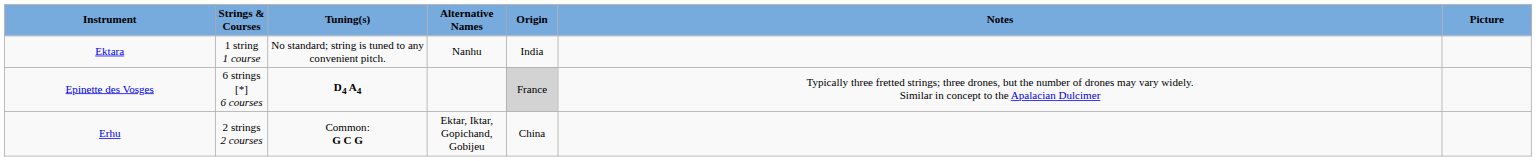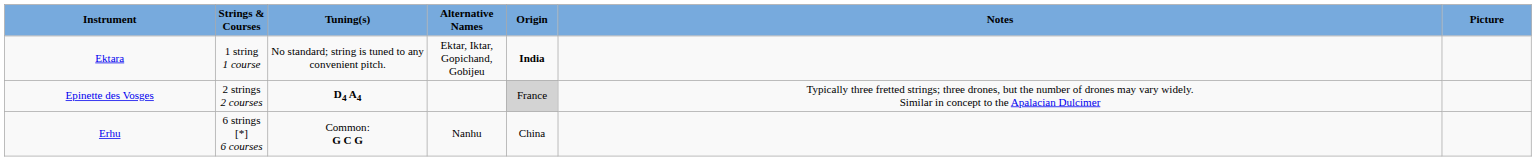(467, 51) Nanhu -> (467, 58) Ektar, Iktar, Gopichand, Gobijeu
(532, 51) normal -> (532, 58) bold
(242, 89) 6 strings [*] 6 courses -> (242, 96) 2 strings 2 courses
(242, 133) 2 strings 2 courses -> (242, 133) 6 strings [*] 6 courses
(467, 133) Ektar, Iktar, Gopichand, Gobijeu -> (467, 133) Nanhu
